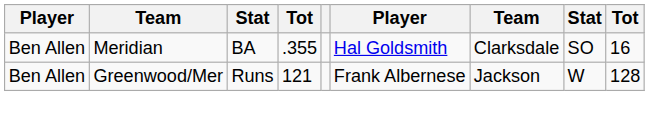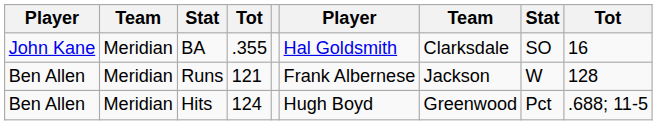(47, 47) Ben Allen -> (52, 47) John Kane
(158, 76) Greenwood/Mer -> (138, 76) Meridian
+ row: (197, 104)
